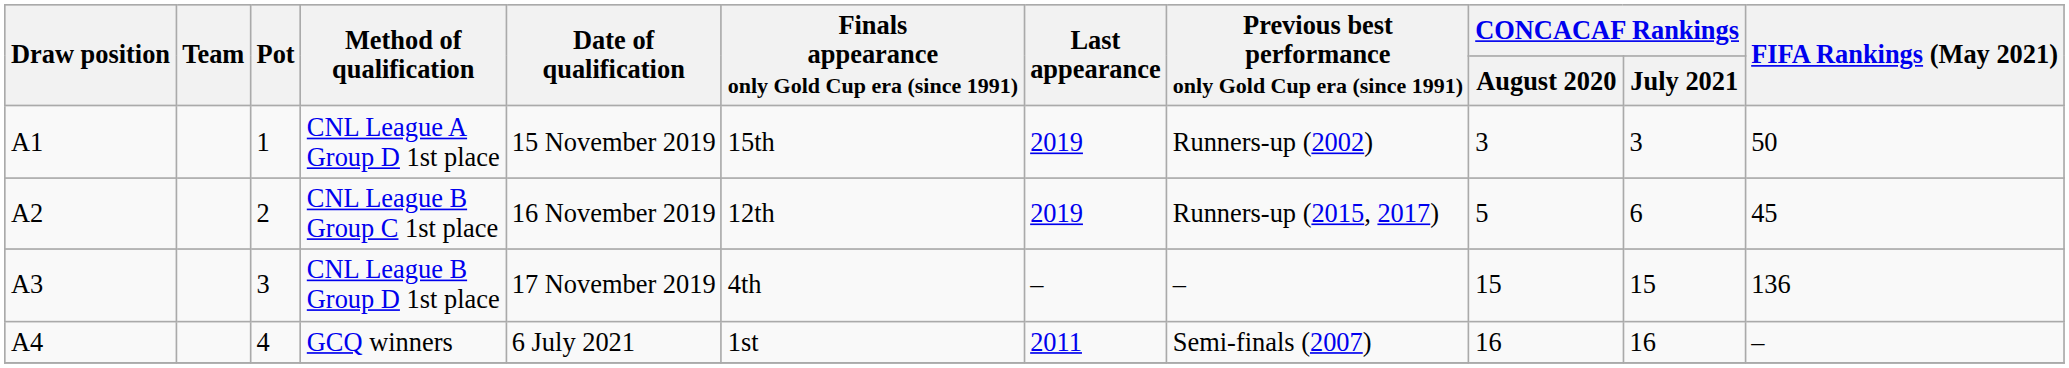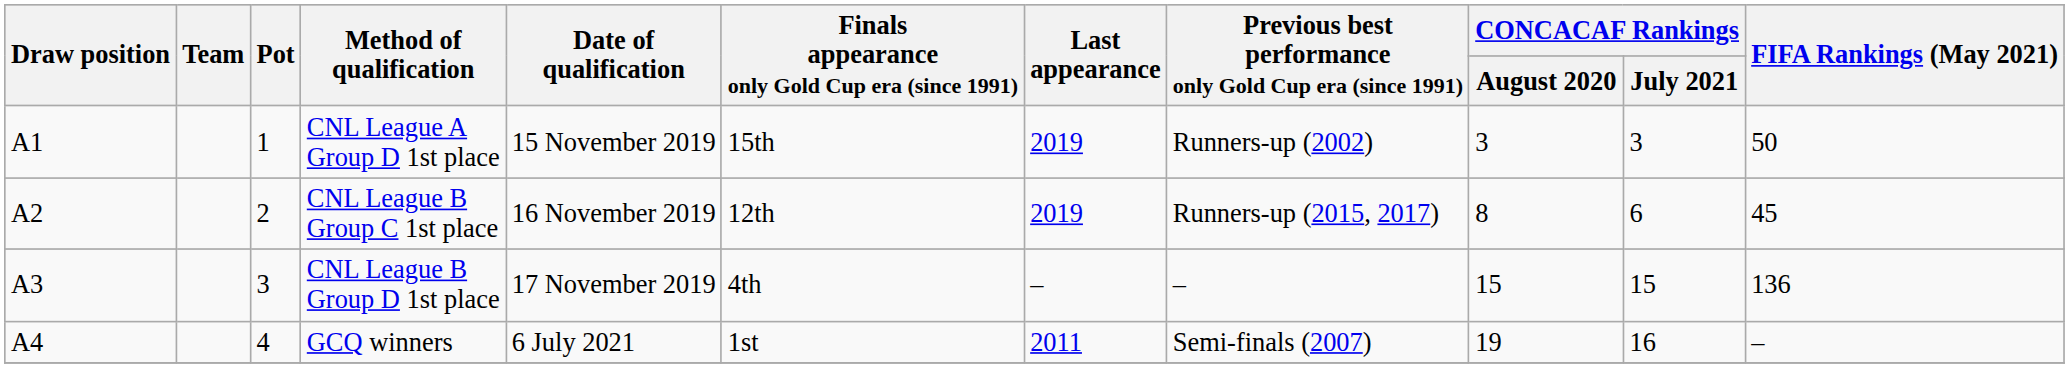(1482, 213) 5 -> (1482, 213) 8
(1488, 341) 16 -> (1488, 341) 19
